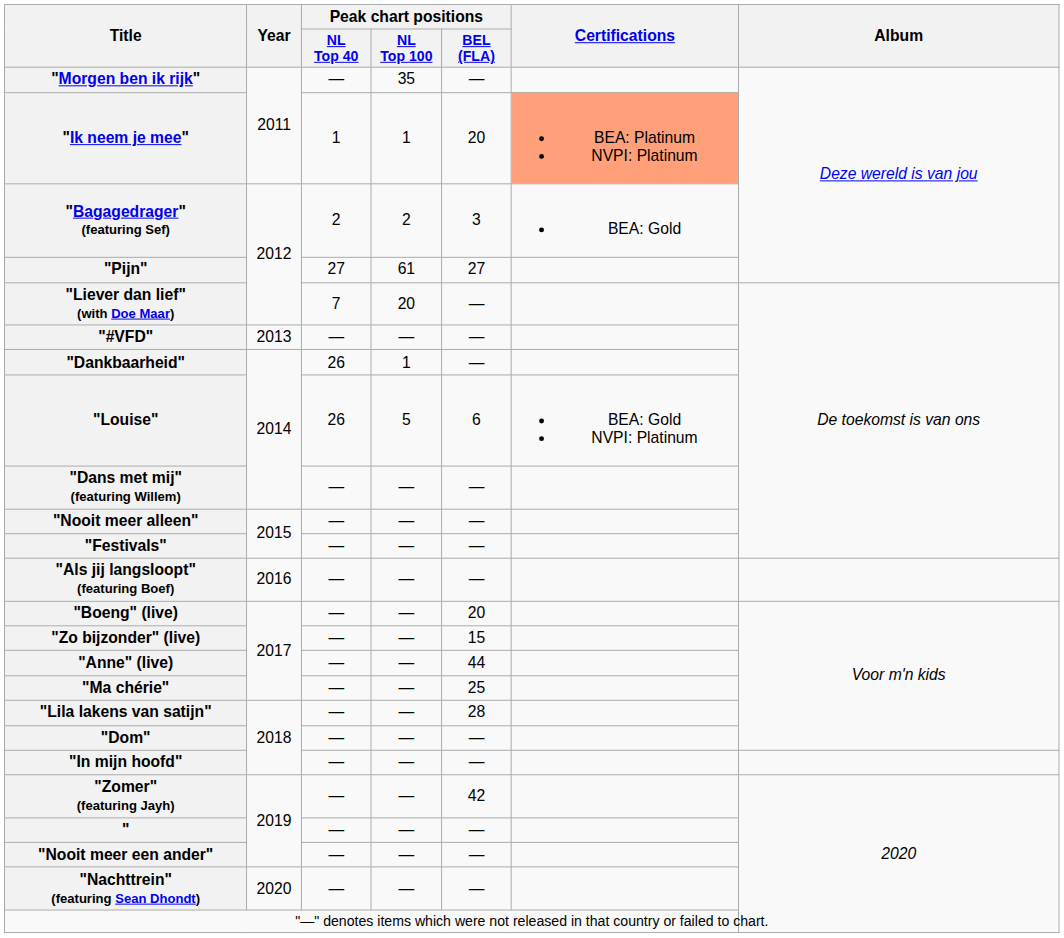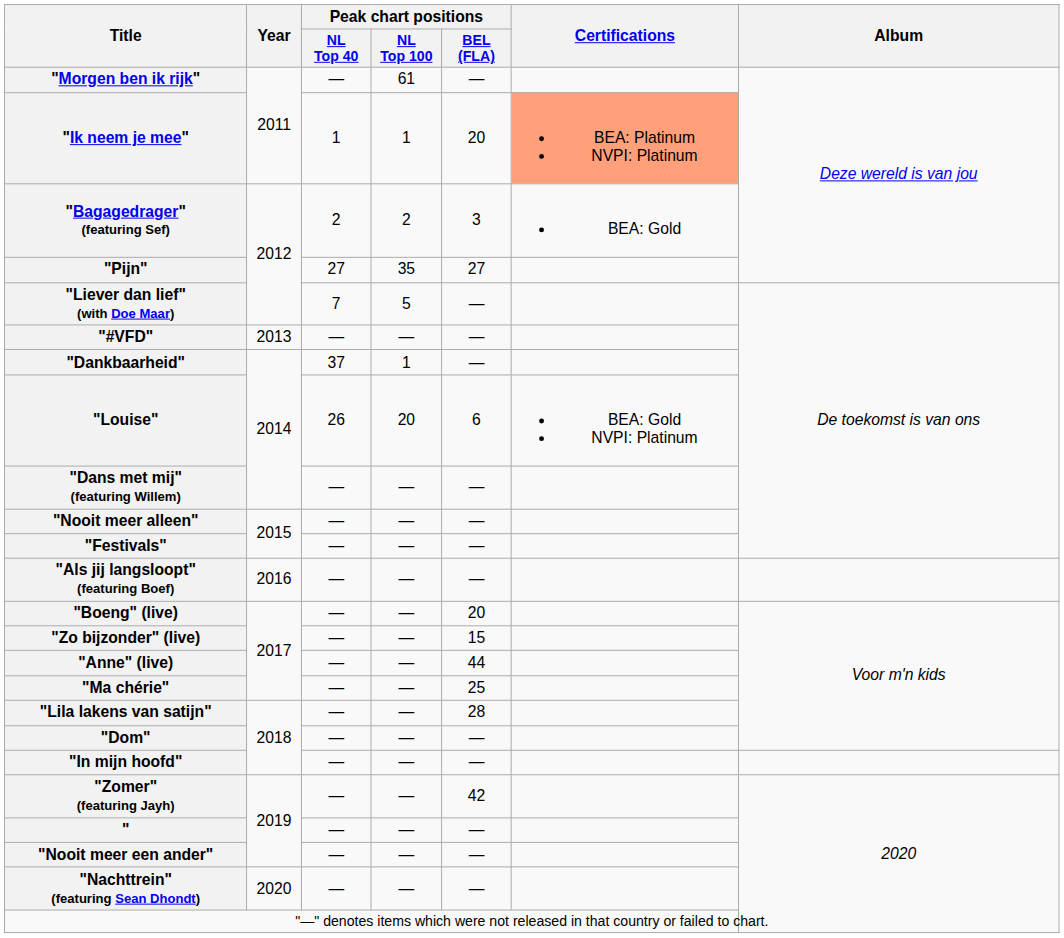(406, 79) 35 -> (406, 79) 61
(406, 270) 61 -> (406, 270) 35
(406, 303) 20 -> (406, 303) 5
(336, 362) 26 -> (336, 362) 37
(406, 420) 5 -> (406, 420) 20
